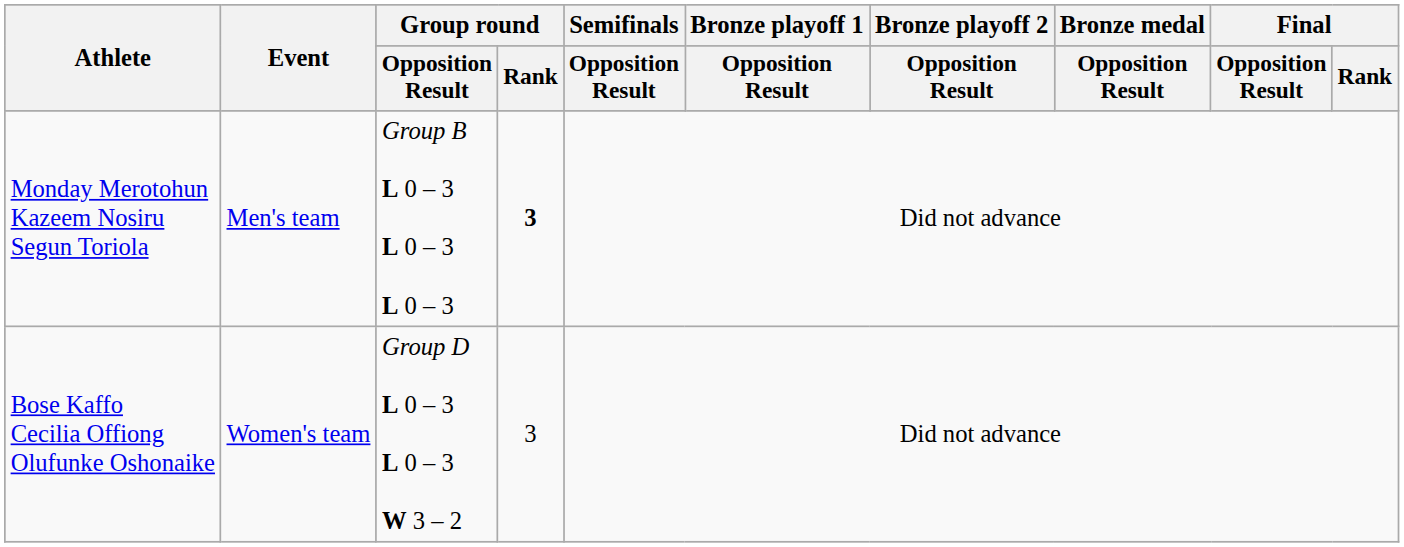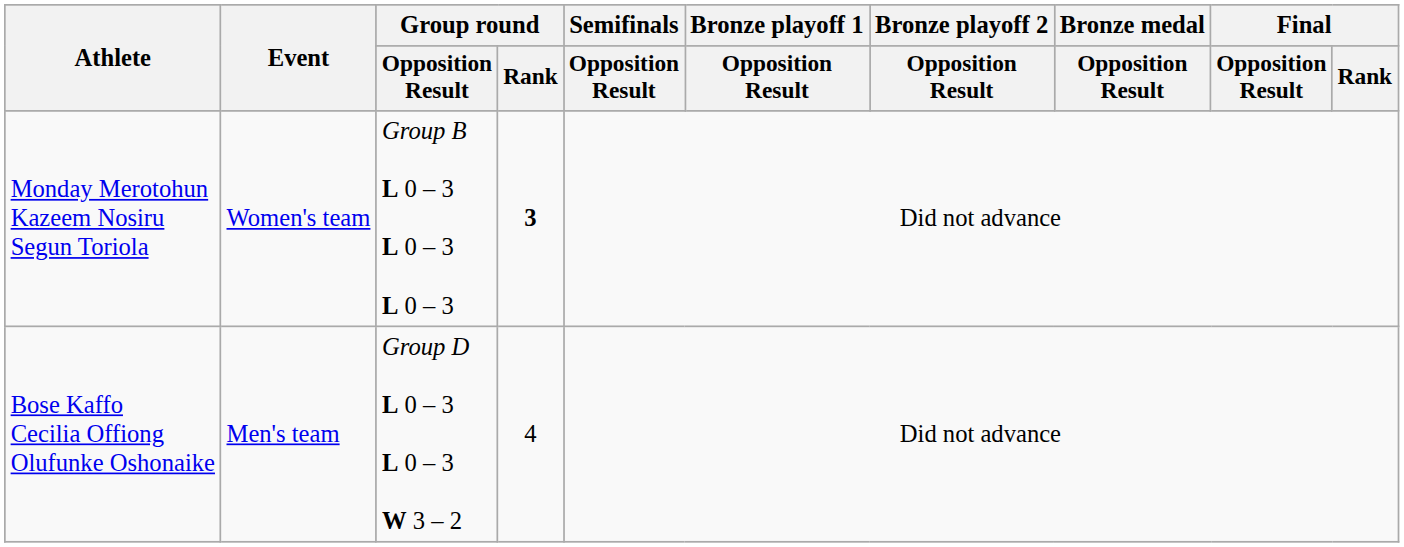(283, 218) Men's team -> (298, 218) Women's team
(298, 433) Women's team -> (283, 433) Men's team
(530, 433) 3 -> (530, 433) 4
